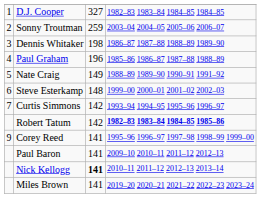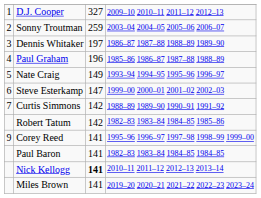(166, 12) 1982–83 1983–84 1984–85 1984–85 -> (165, 12) 2009–10 2010–11 2011–12 2012–13
(95, 43) 198 -> (95, 43) 197
(166, 75) 1988–89 1989–90 1990–91 1991–92 -> (166, 75) 1993–94 1994–95 1995–96 1996–97
(95, 91) 148 -> (95, 91) 147
(166, 106) 1993–94 1994–95 1995–96 1996–97 -> (166, 106) 1988–89 1989–90 1990–91 1991–92
(166, 122) bold -> (166, 122) normal
(165, 153) 2009–10 2010–11 2011–12 2012–13 -> (166, 153) 1982–83 1983–84 1984–85 1984–85
